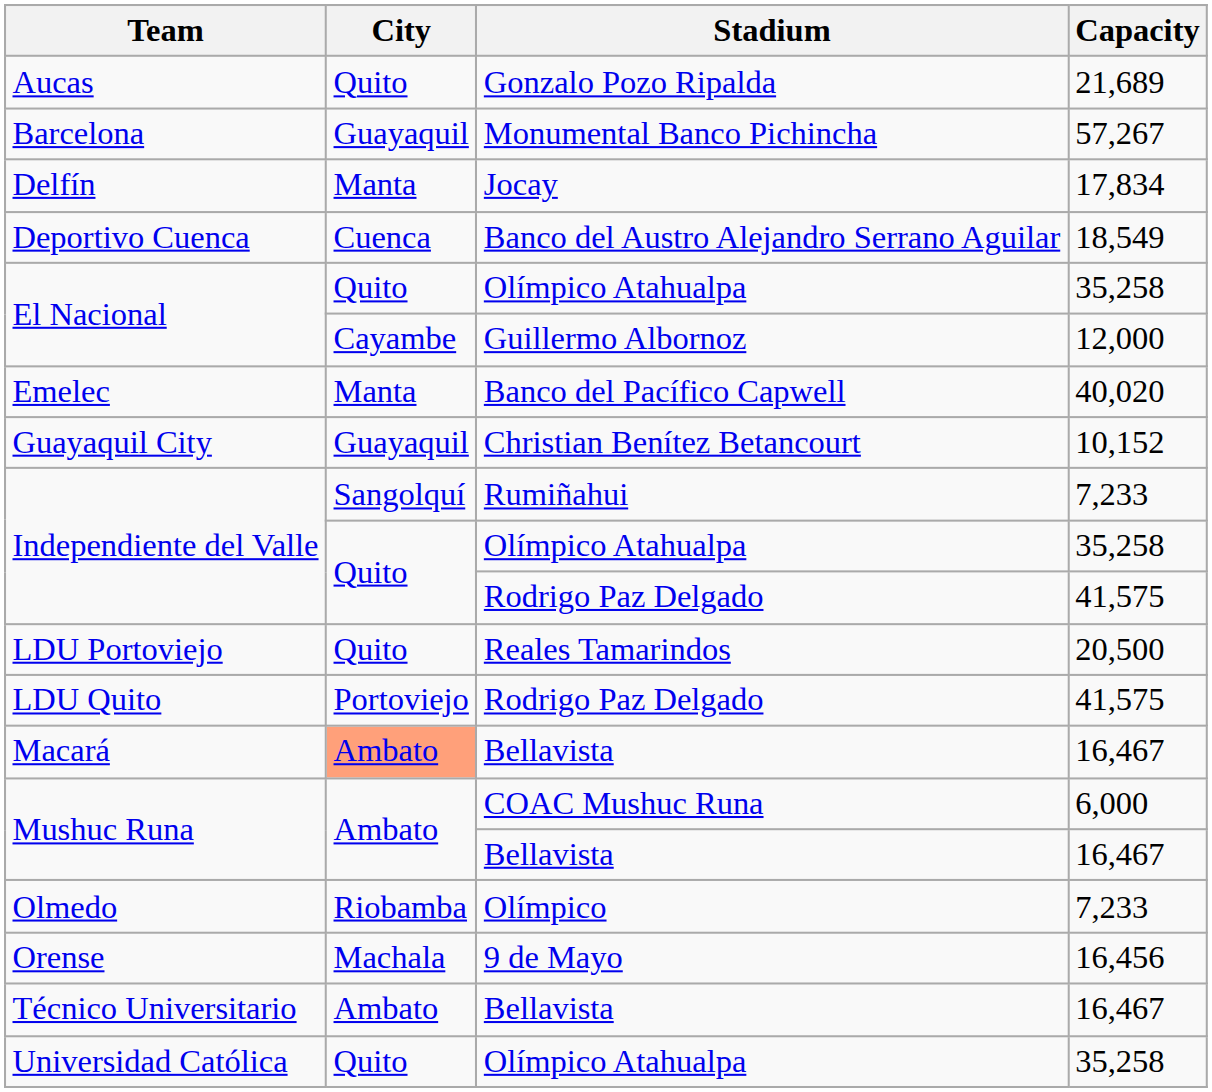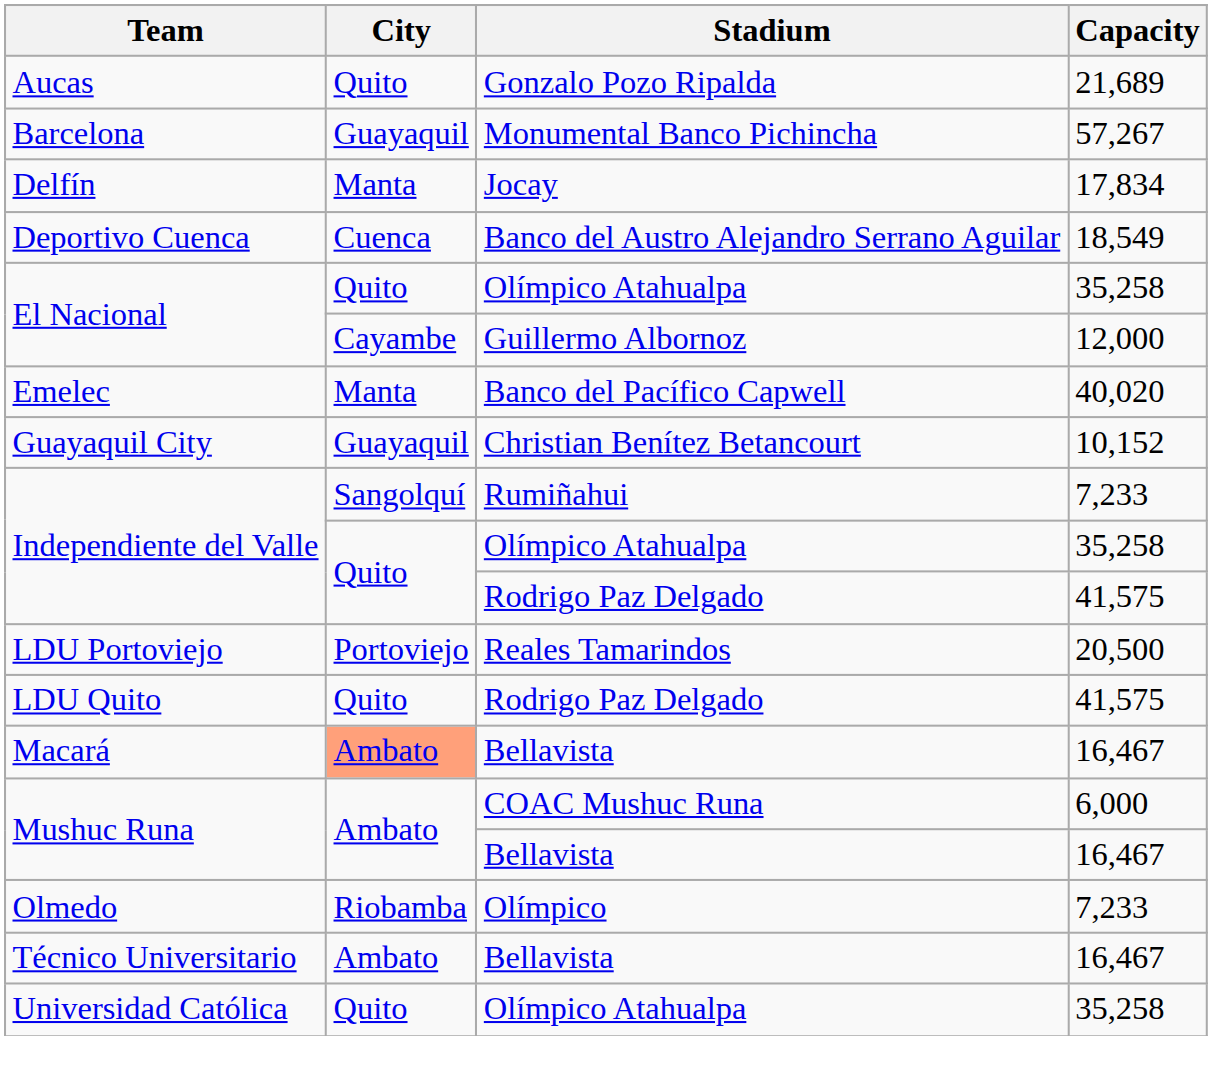(371, 648) Quito -> (401, 648) Portoviejo
(401, 699) Portoviejo -> (371, 699) Quito
- row: (58, 957)
